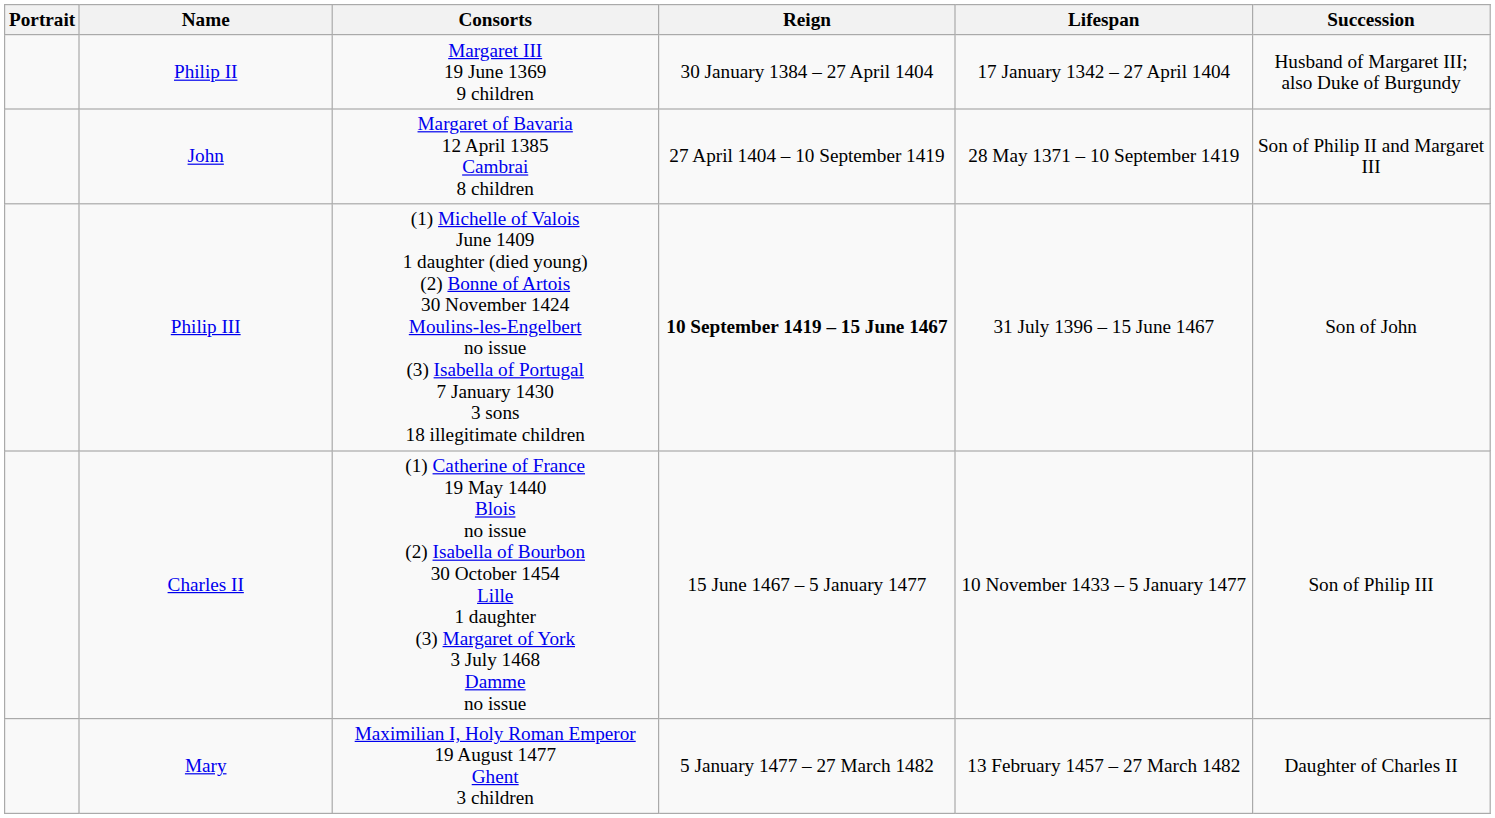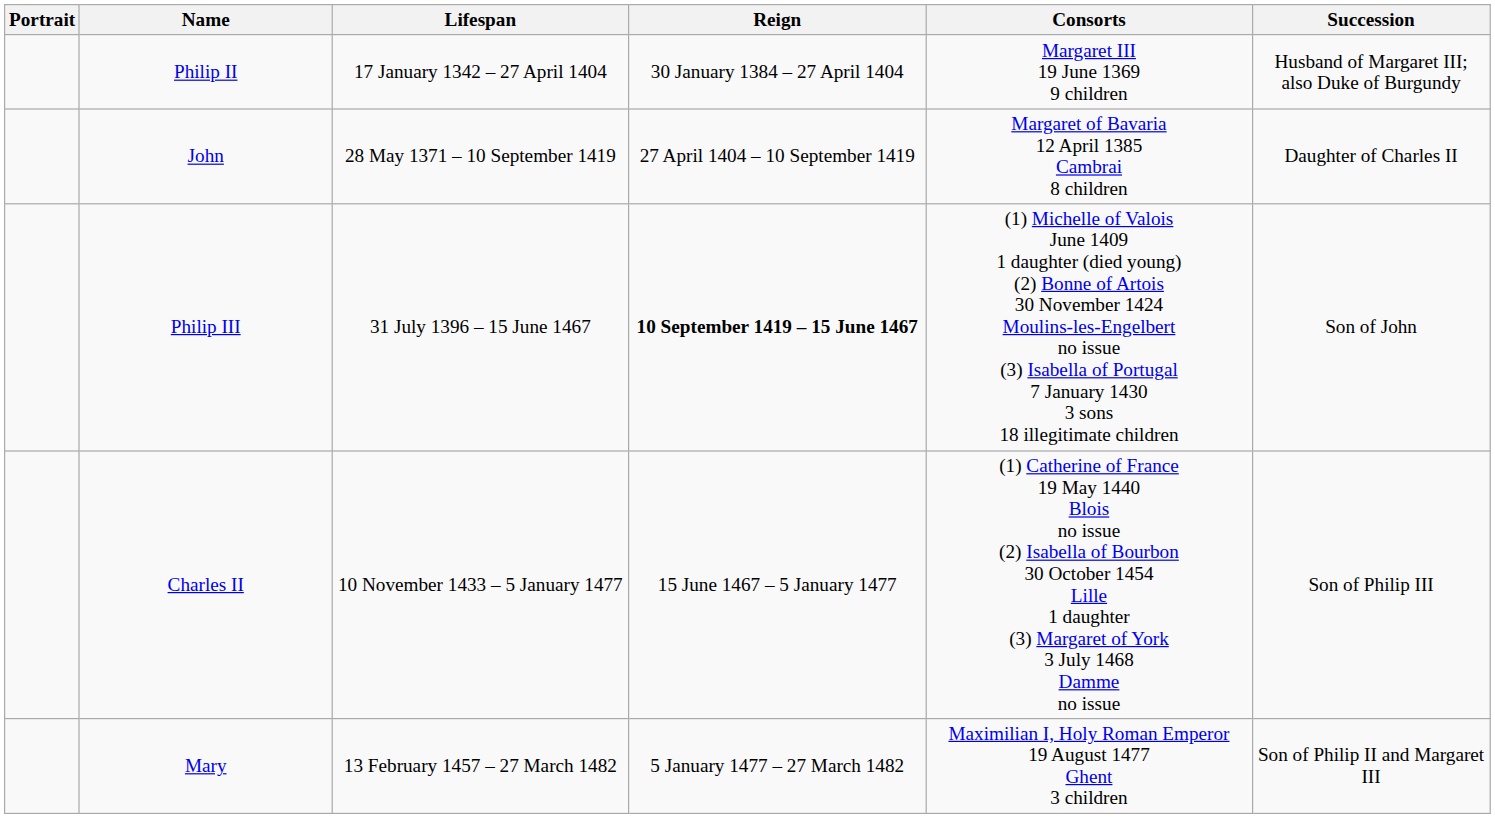columns swapped: (1104, 19) <-> (495, 19)
(1371, 156) Son of Philip II and Margaret III -> (1371, 156) Daughter of Charles II
(1371, 765) Daughter of Charles II -> (1371, 765) Son of Philip II and Margaret III
